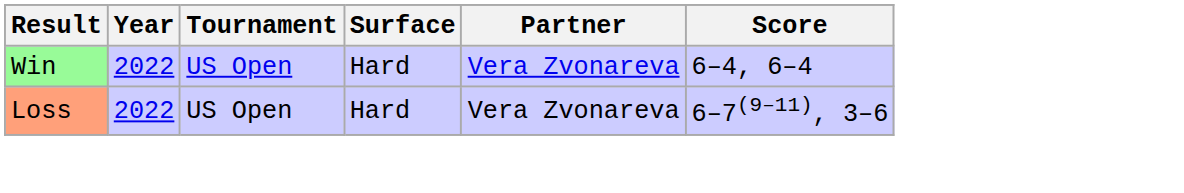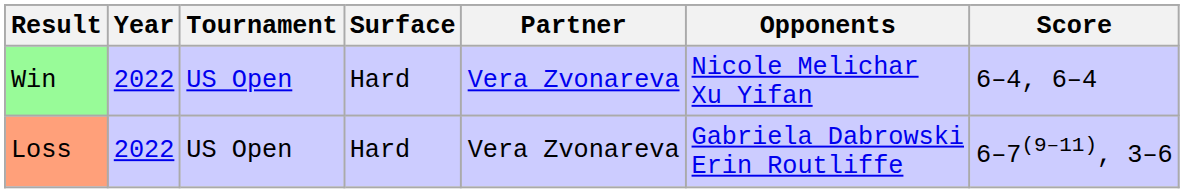+ column: (828, 26)
